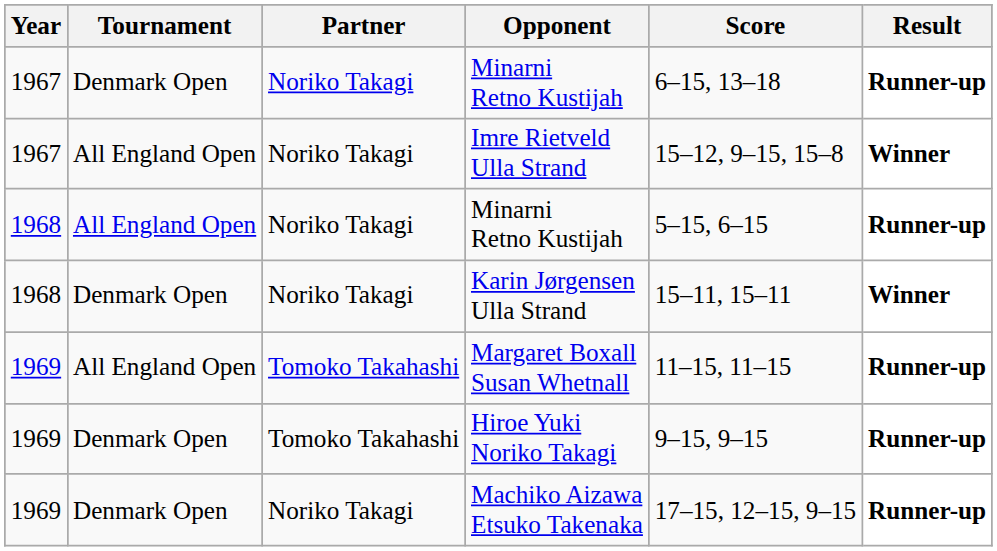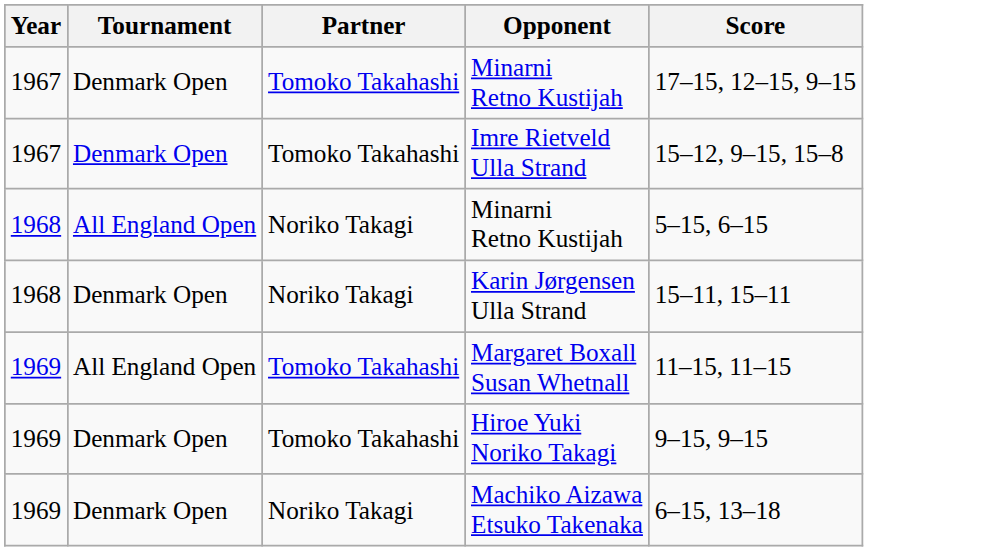- column: (927, 25)
(341, 82) Noriko Takagi -> (364, 82) Tomoko Takahashi
(718, 82) 6–15, 13–18 -> (755, 82) 17–15, 12–15, 9–15
(165, 153) All England Open -> (150, 153) Denmark Open
(341, 153) Noriko Takagi -> (364, 153) Tomoko Takahashi
(755, 509) 17–15, 12–15, 9–15 -> (718, 509) 6–15, 13–18
